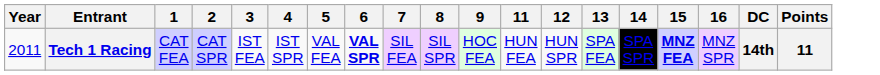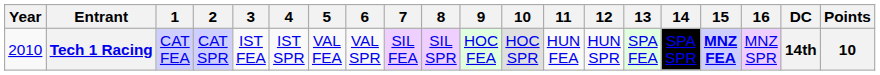+ column: (522, 16)
(25, 49) 2011 -> (25, 49) 2010
(364, 49) bold -> (365, 49) normal
(805, 49) 11 -> (847, 49) 10
